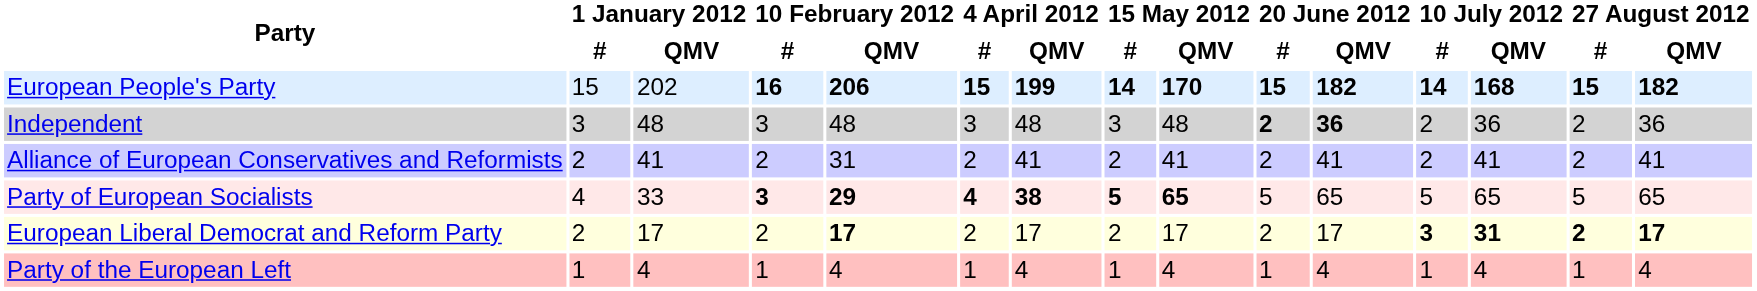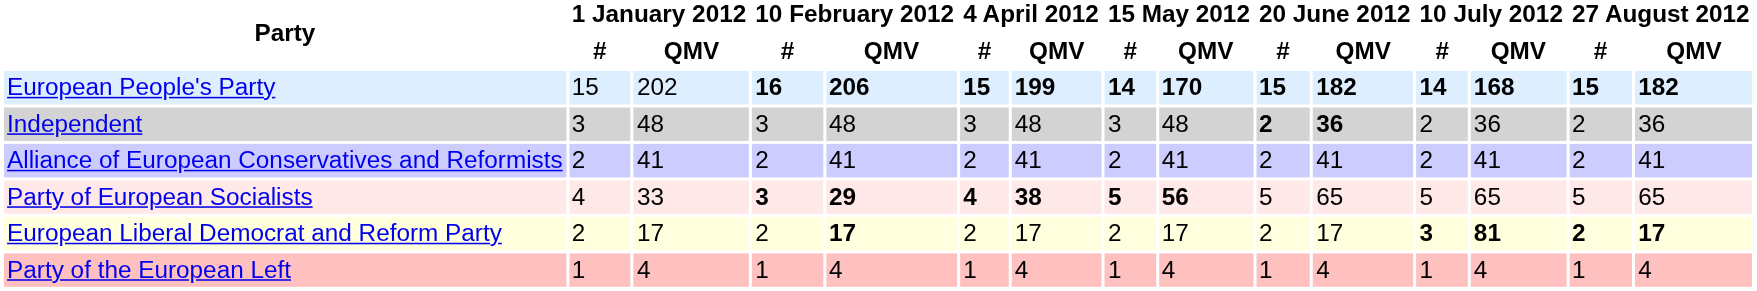(843, 160) 31 -> (843, 160) 41
(1175, 196) 65 -> (1175, 196) 56
(1487, 233) 31 -> (1487, 233) 81
